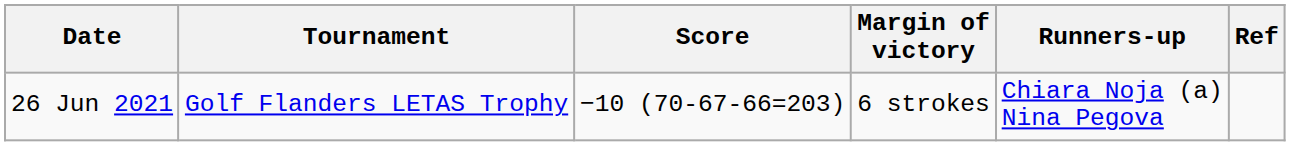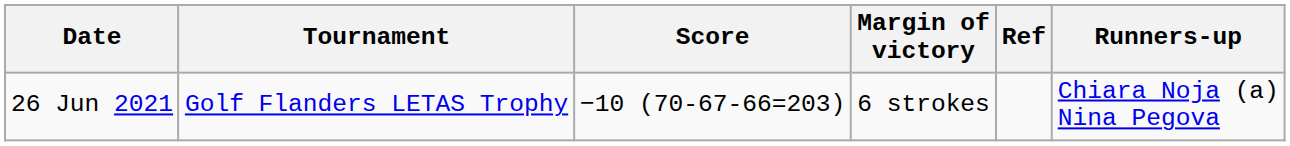columns swapped: (1112, 39) <-> (1257, 39)
